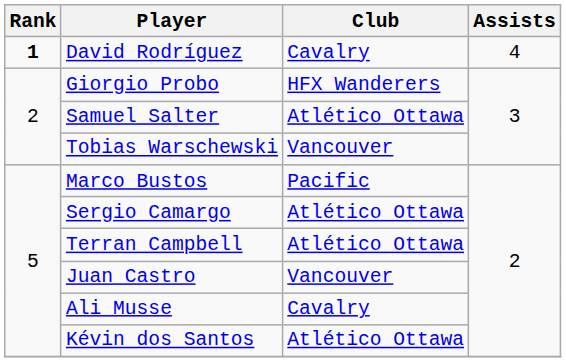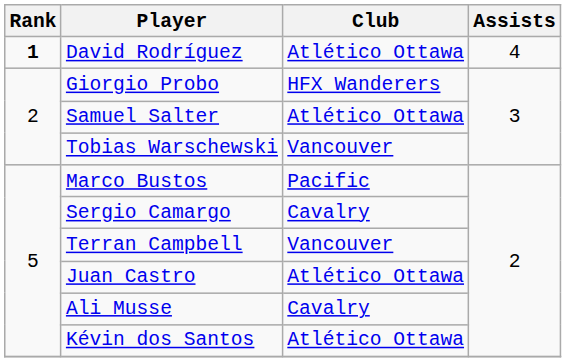(329, 53) Cavalry -> (376, 53) Atlético Ottawa
(376, 213) Atlético Ottawa -> (329, 213) Cavalry
(376, 245) Atlético Ottawa -> (340, 245) Vancouver
(340, 277) Vancouver -> (376, 277) Atlético Ottawa
